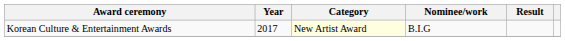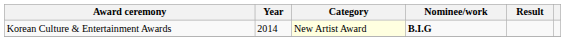(267, 28) 2017 -> (267, 28) 2014
(419, 28) normal -> (420, 28) bold
